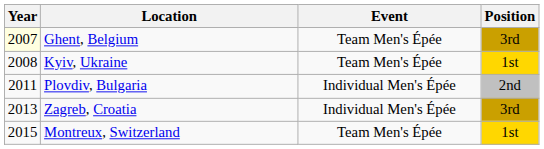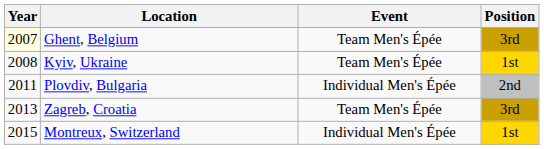(389, 109) Individual Men's Épée -> (389, 109) Team Men's Épée
(389, 132) Team Men's Épée -> (389, 132) Individual Men's Épée
